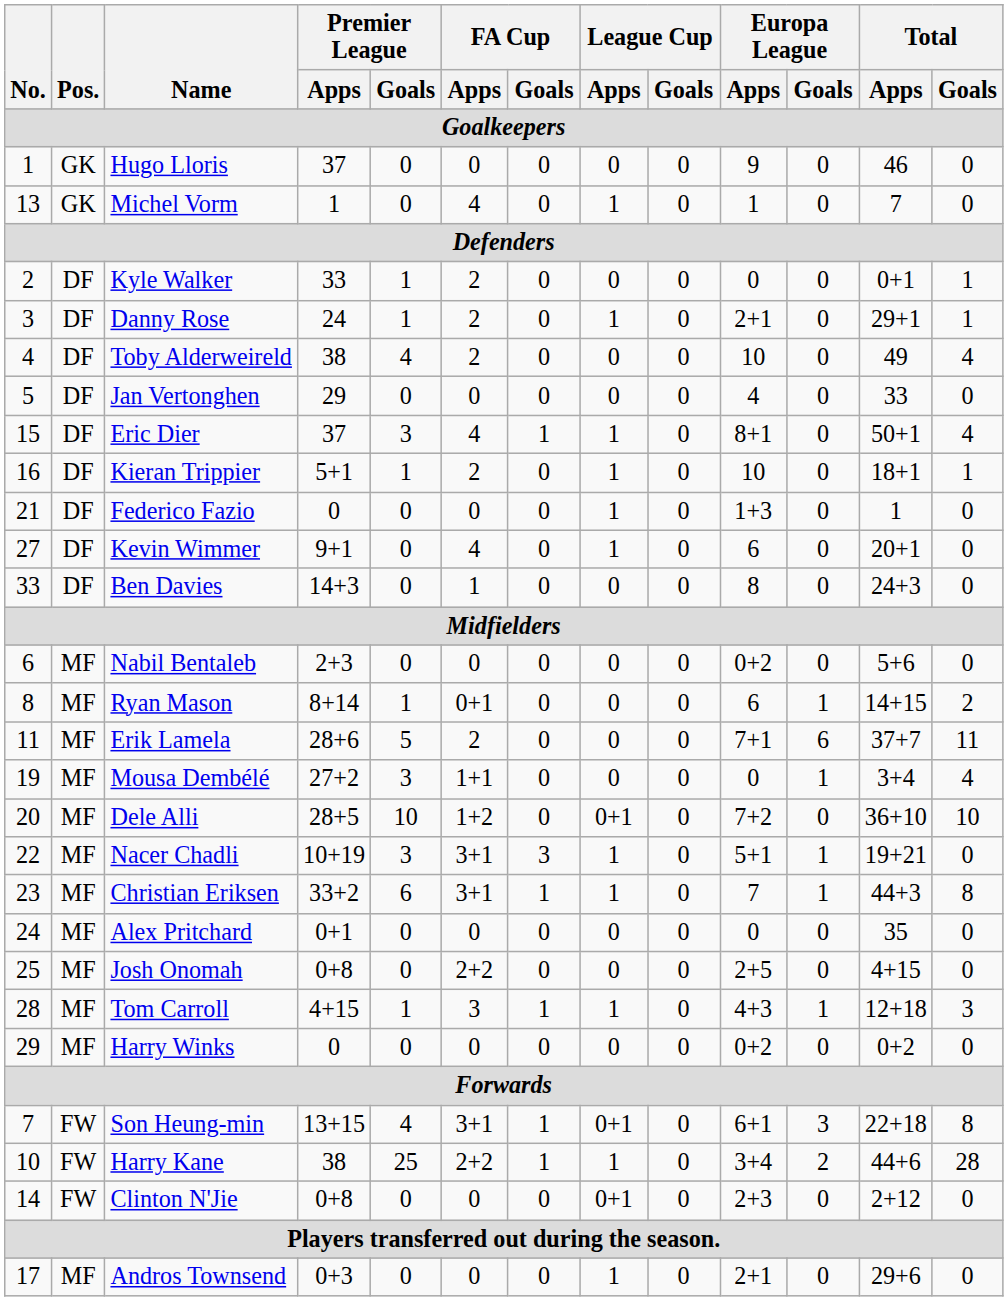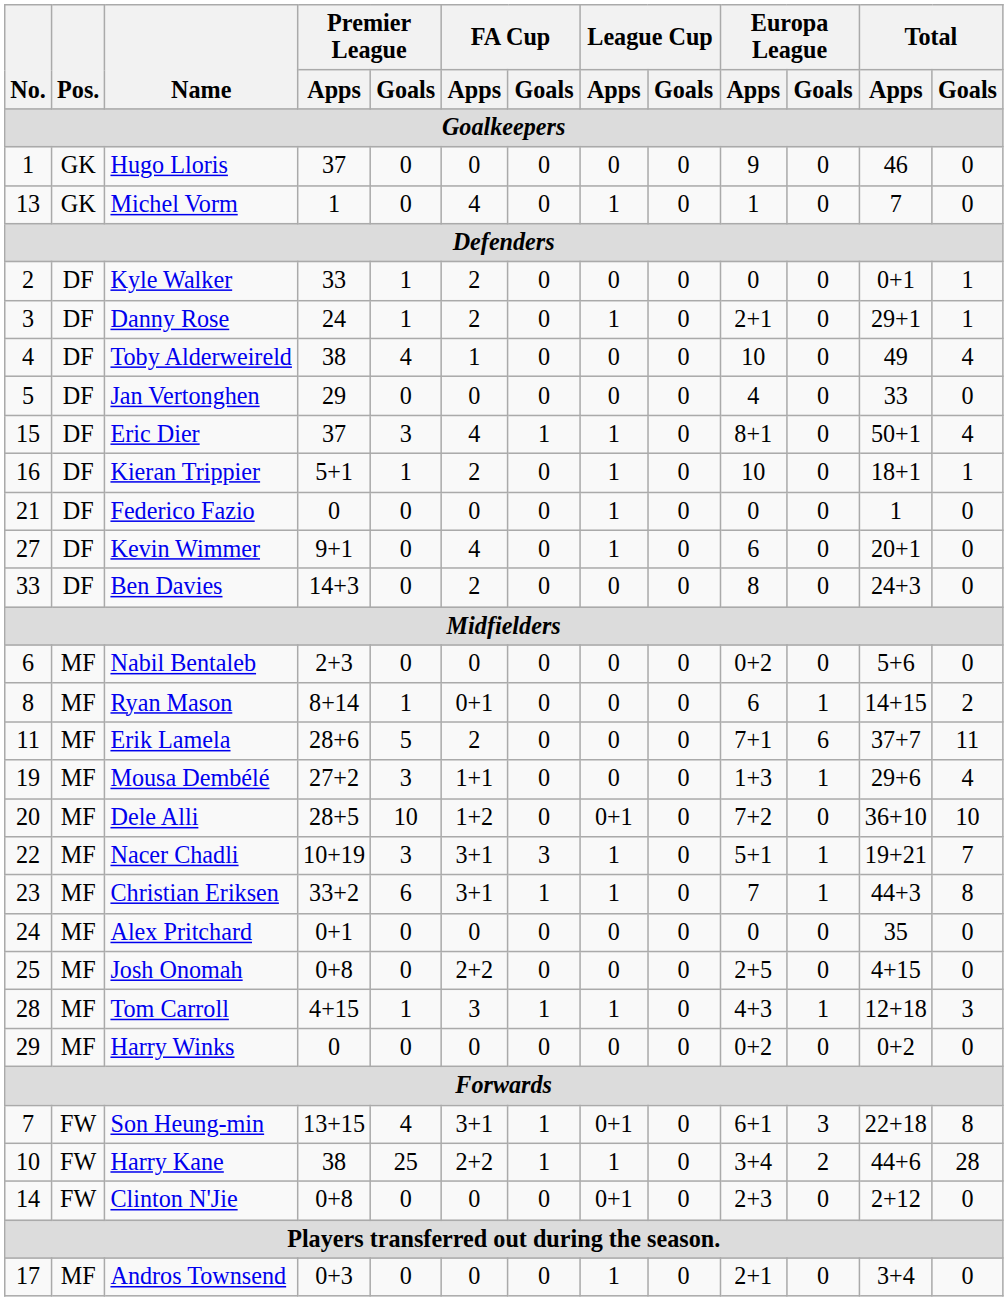(474, 357) 2 -> (474, 357) 1
(753, 510) 1+3 -> (753, 510) 0
(474, 587) 1 -> (474, 587) 2
(753, 778) 0 -> (753, 778) 1+3
(896, 778) 3+4 -> (896, 778) 29+6
(967, 855) 0 -> (967, 855) 7
(896, 1276) 29+6 -> (896, 1276) 3+4
